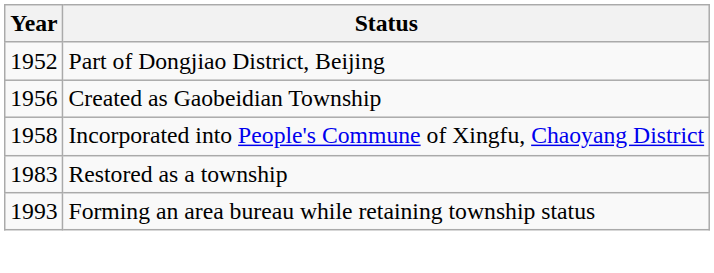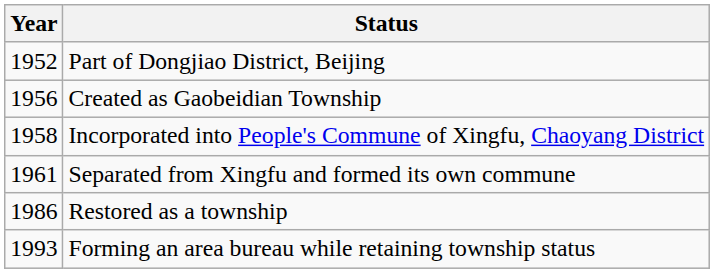+ row: (322, 173)
(34, 173) 1983 -> (34, 211) 1986
